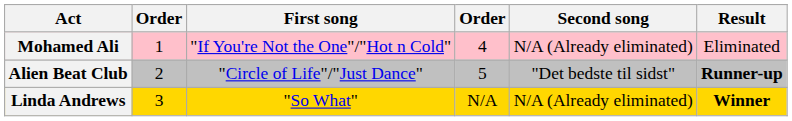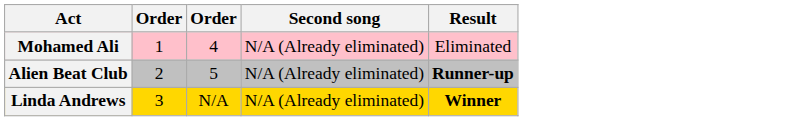- column: (321, 18)
(603, 73) "Det bedste til sidst" -> (334, 73) N/A (Already eliminated)
